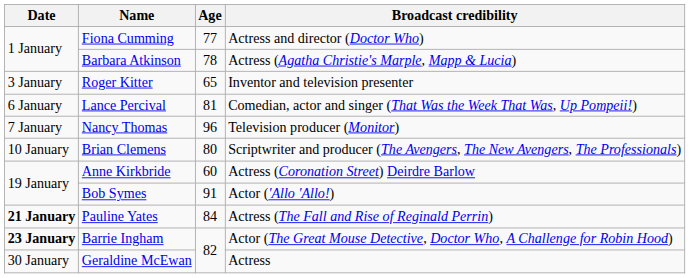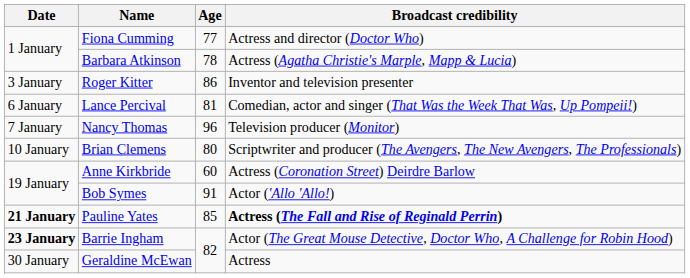(210, 82) 65 -> (210, 82) 86
(210, 216) 84 -> (210, 216) 85
(361, 216) normal -> (365, 216) bold
